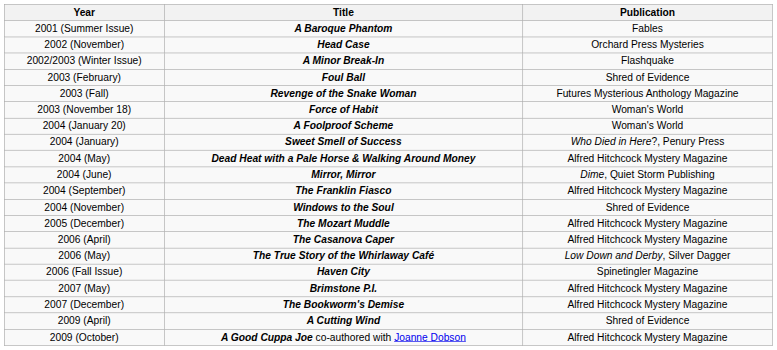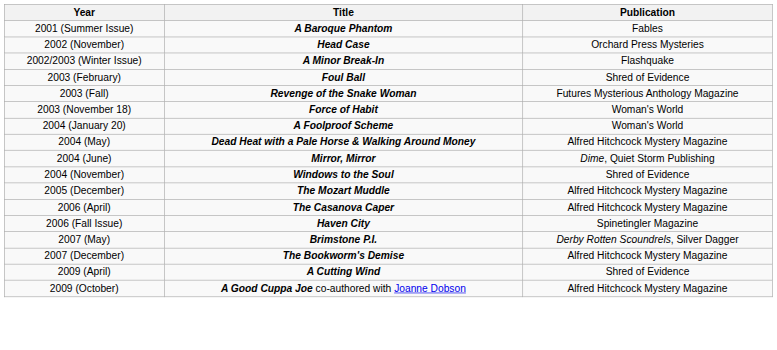- row: (84, 142)
- row: (84, 191)
- row: (84, 256)
(647, 288) Alfred Hitchcock Mystery Magazine -> (647, 239) Derby Rotten Scoundrels, Silver Dagger
